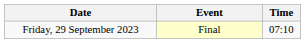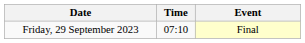columns swapped: (281, 13) <-> (209, 13)
